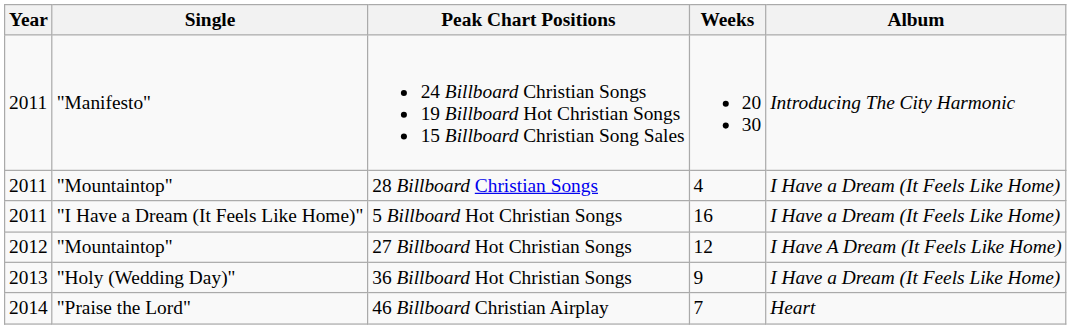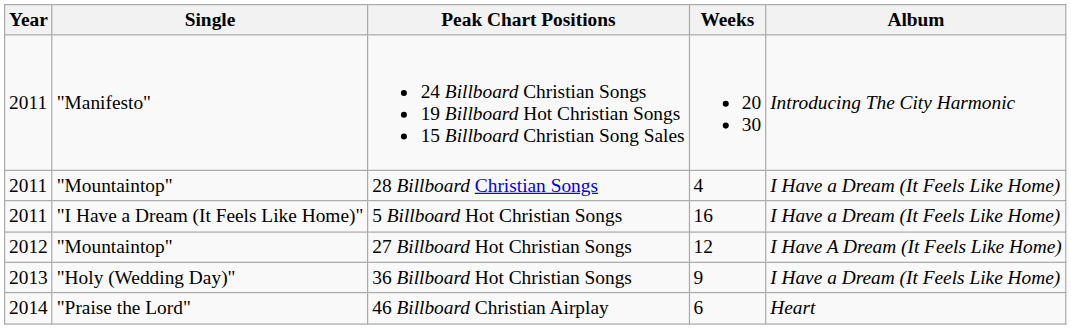(698, 308) 7 -> (698, 308) 6
